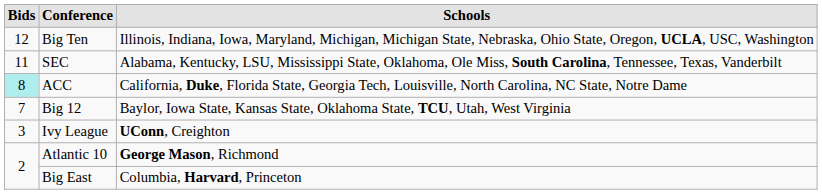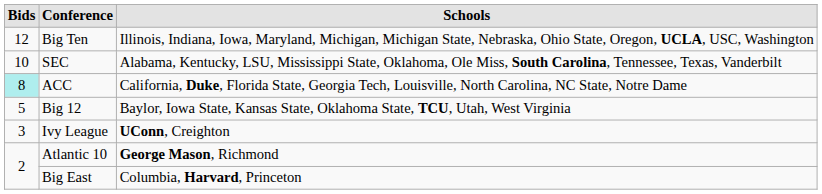(22, 62) 11 -> (22, 62) 10
(22, 108) 7 -> (22, 108) 5
